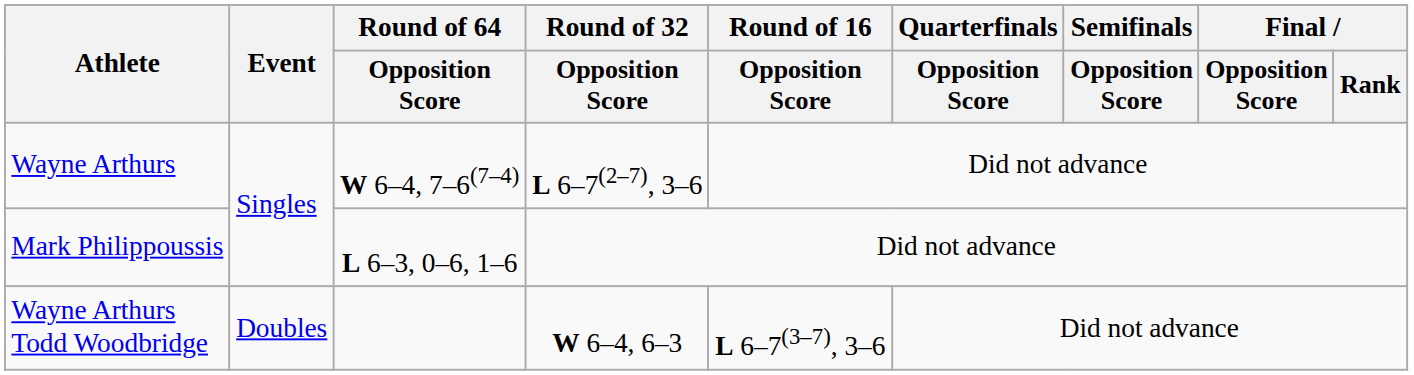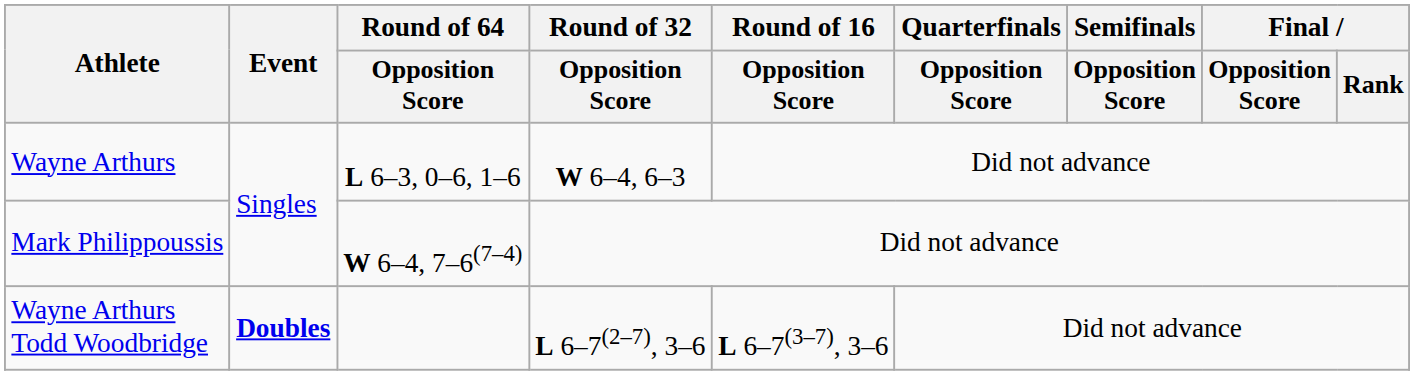(430, 181) W 6–4, 7–6(7–4) -> (433, 177) L 6–3, 0–6, 1–6
(617, 181) L 6–7(2–7), 3–6 -> (620, 177) W 6–4, 6–3
(430, 262) L 6–3, 0–6, 1–6 -> (433, 259) W 6–4, 7–6(7–4)
(282, 327) normal -> (283, 327) bold
(617, 343) W 6–4, 6–3 -> (620, 343) L 6–7(2–7), 3–6
